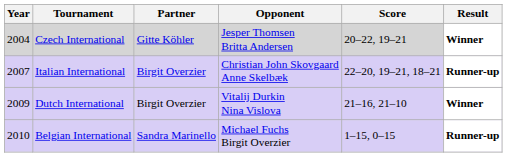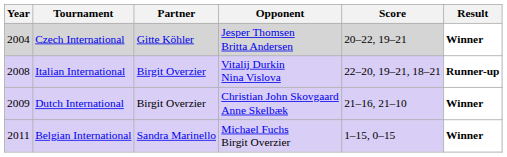(18, 71) 2007 -> (18, 71) 2008
(280, 71) Christian John Skovgaard Anne Skelbæk -> (253, 71) Vitalij Durkin Nina Vislova
(253, 104) Vitalij Durkin Nina Vislova -> (280, 104) Christian John Skovgaard Anne Skelbæk
(18, 136) 2010 -> (18, 136) 2011
(473, 136) Runner-up -> (465, 136) Winner
